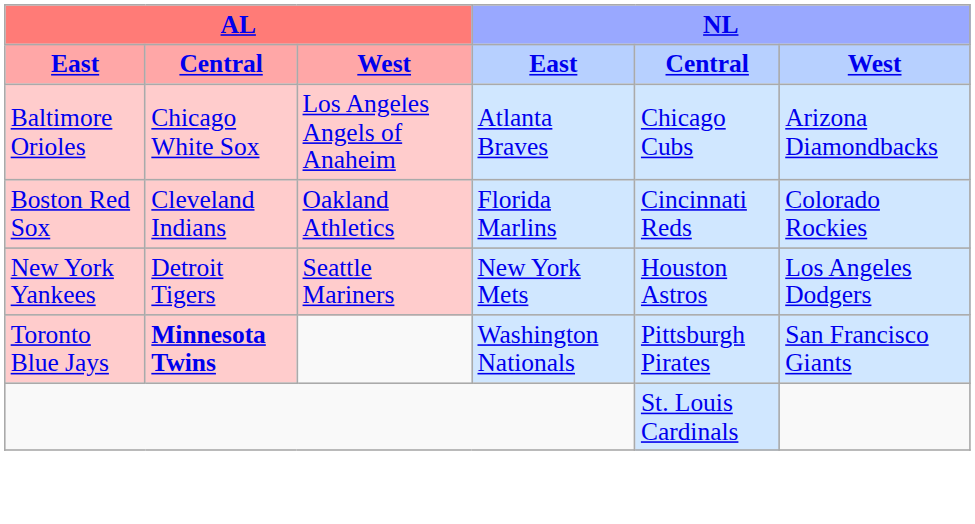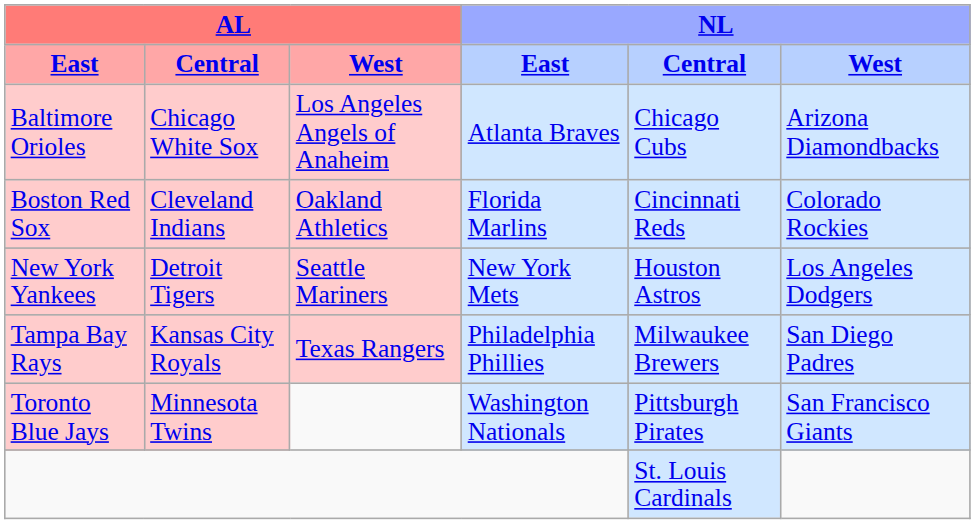+ row: (69, 349)
(209, 349) bold -> (204, 416) normal
